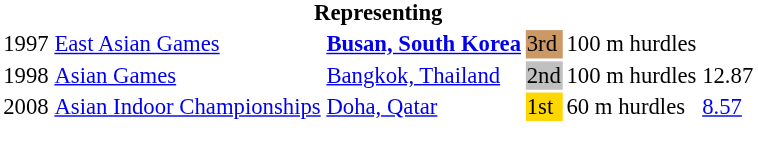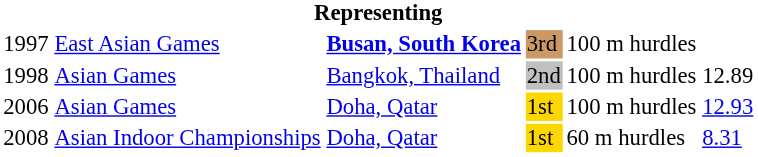(728, 75) 12.87 -> (728, 75) 12.89
+ row: (26, 106)
(722, 106) 8.57 -> (722, 137) 8.31
